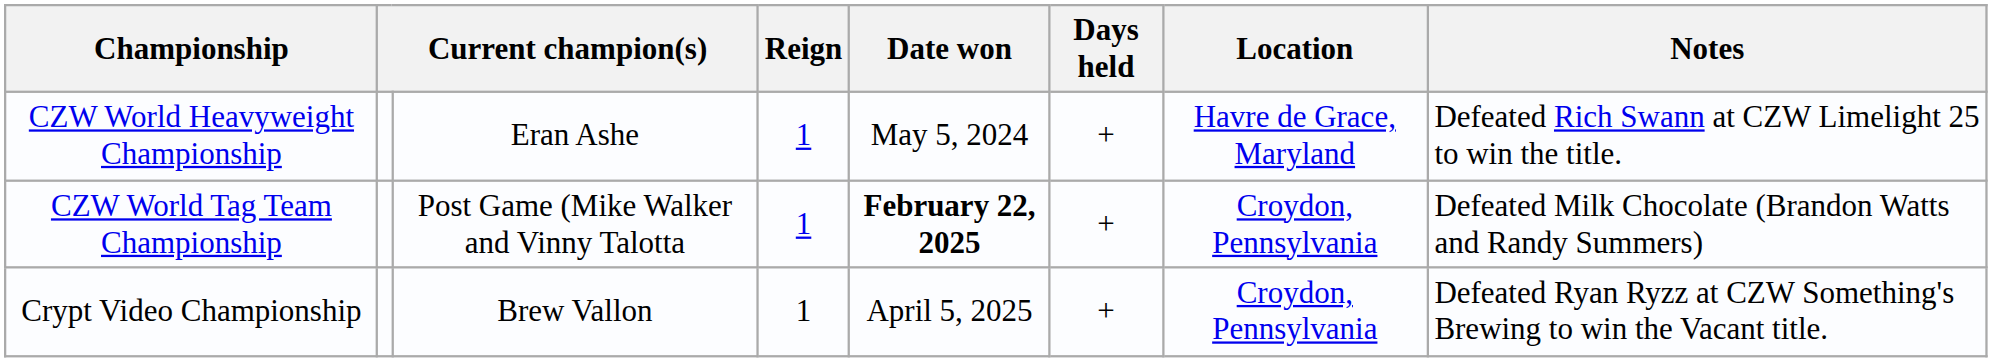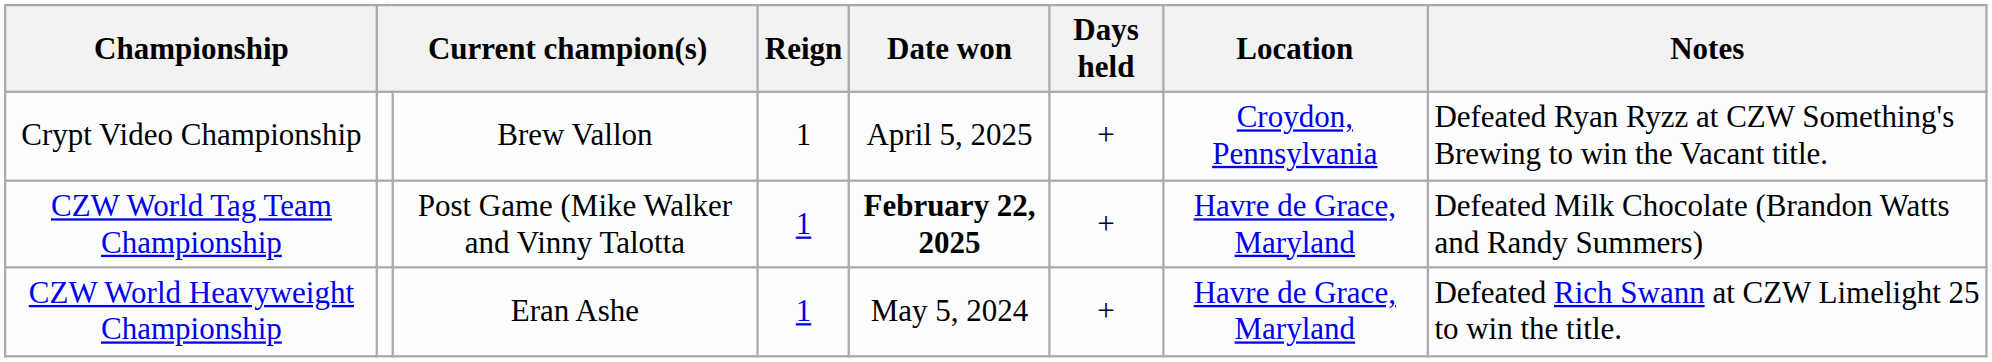rows swapped: (191, 135) <-> (191, 310)
(1295, 223) Croydon, Pennsylvania -> (1295, 223) Havre de Grace, Maryland
